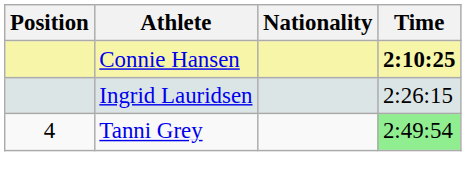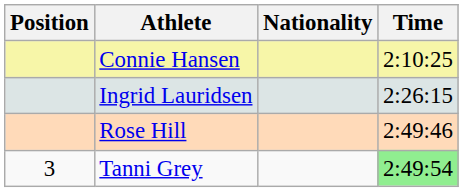(419, 58) bold -> (418, 58) normal
+ row: (143, 131)
(49, 131) 4 -> (49, 167) 3
